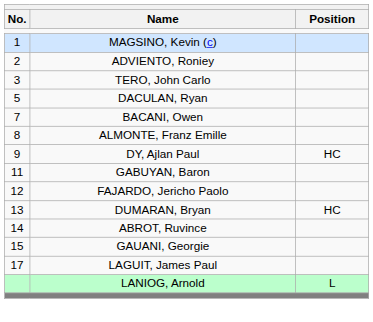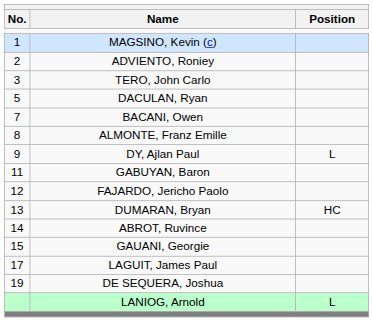(332, 154) HC -> (332, 154) L
+ row: (17, 283)
